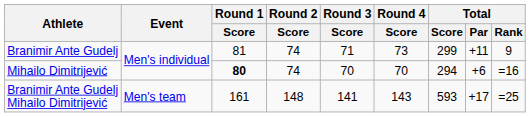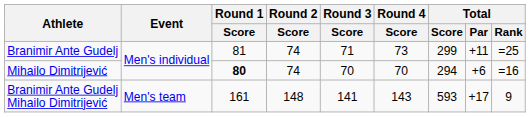(509, 52) 9 -> (509, 52) =25
(509, 96) =25 -> (509, 96) 9
